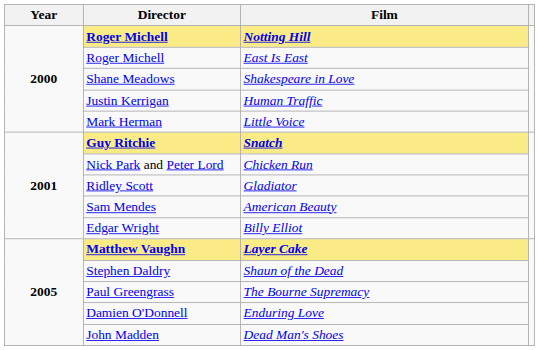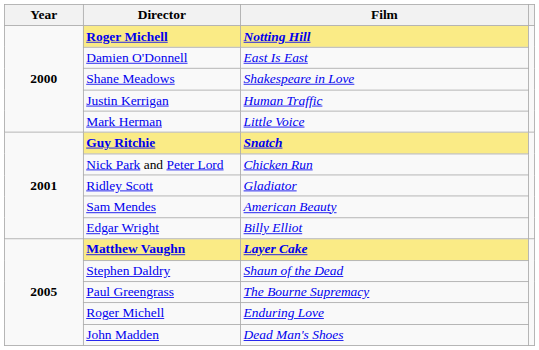(125, 57) Roger Michell -> (137, 57) Damien O'Donnell
(137, 313) Damien O'Donnell -> (125, 313) Roger Michell
